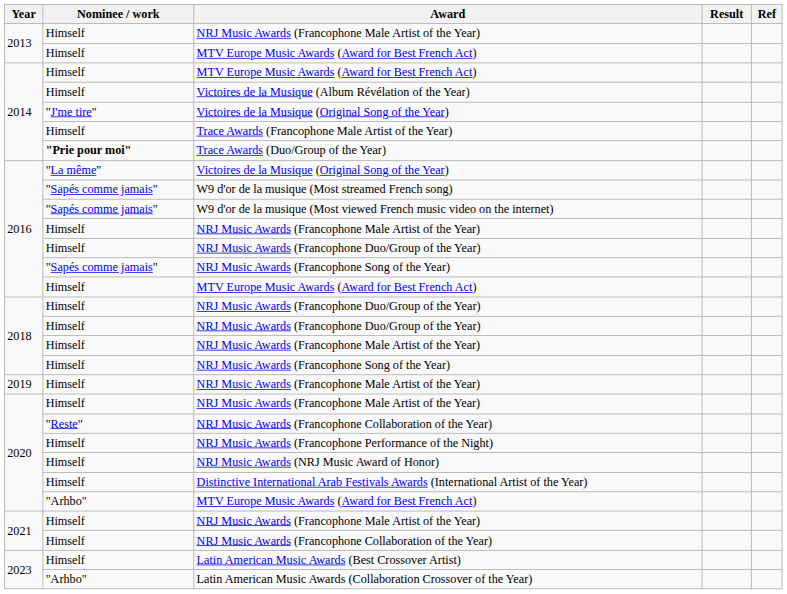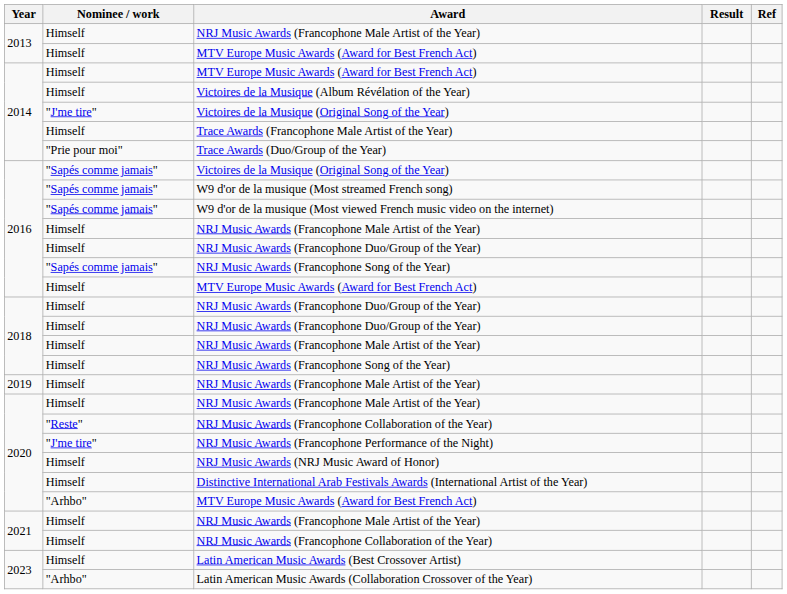(89, 150) bold -> (84, 150) normal
(73, 169) "La même" -> (102, 169) "Sapés comme jamais"
(65, 442) Himself -> (71, 442) "J'me tire"
